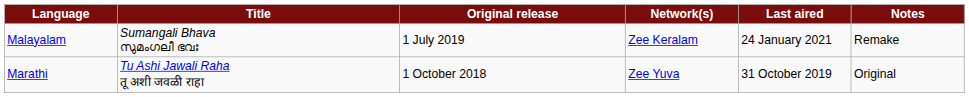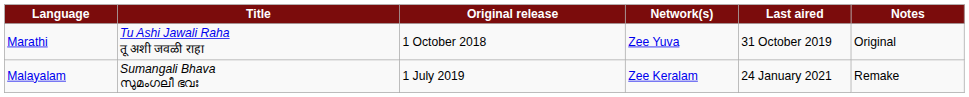rows swapped: (27, 74) <-> (37, 40)
